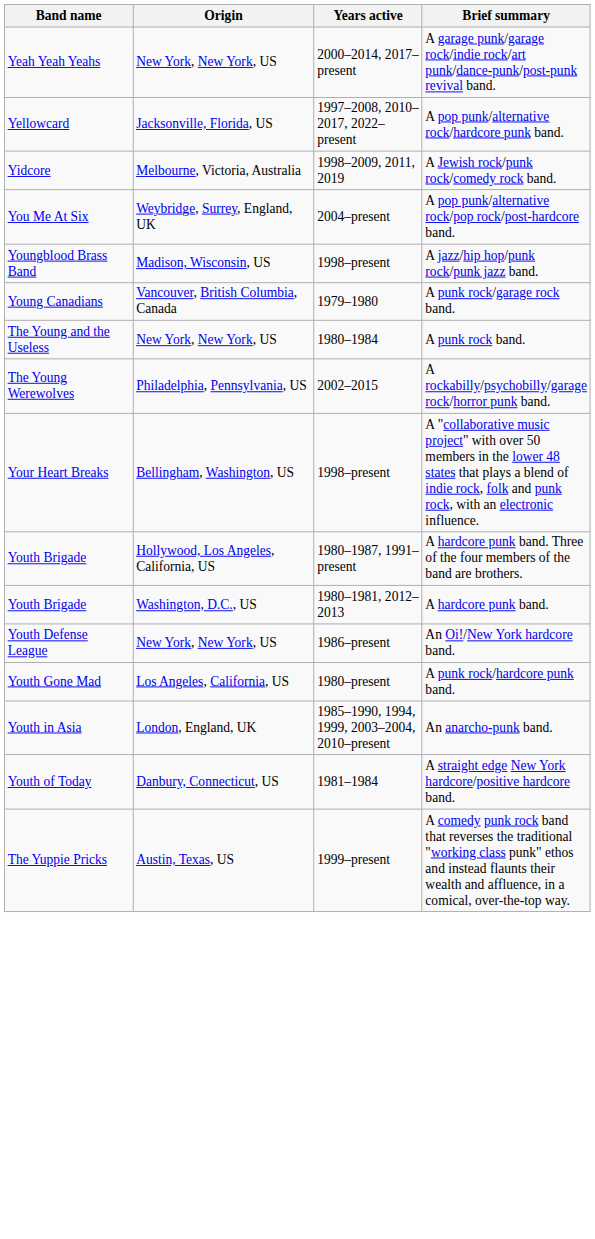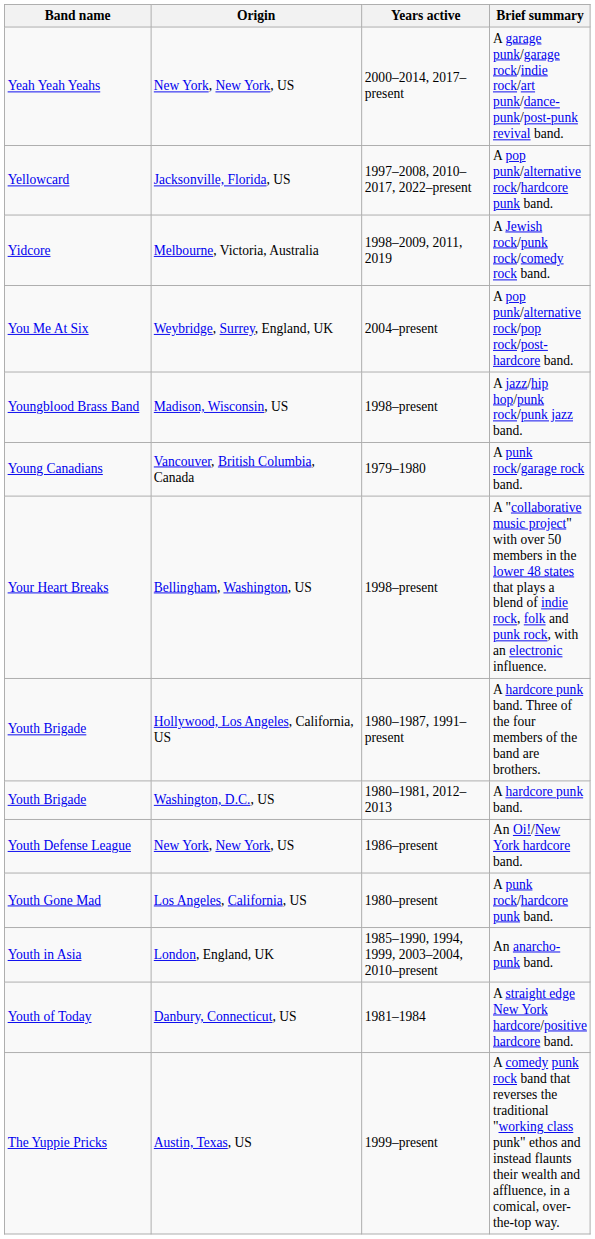- row: (475, 340)
- row: (506, 386)
